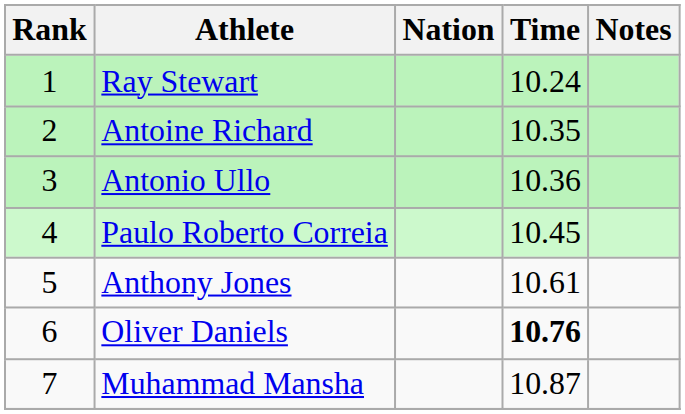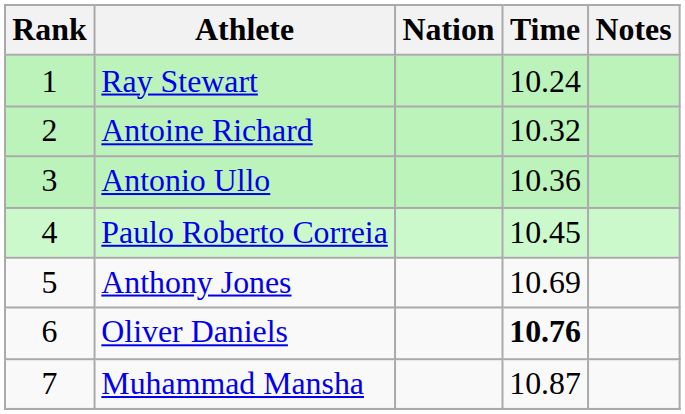(545, 130) 10.35 -> (545, 130) 10.32
(545, 282) 10.61 -> (545, 282) 10.69
